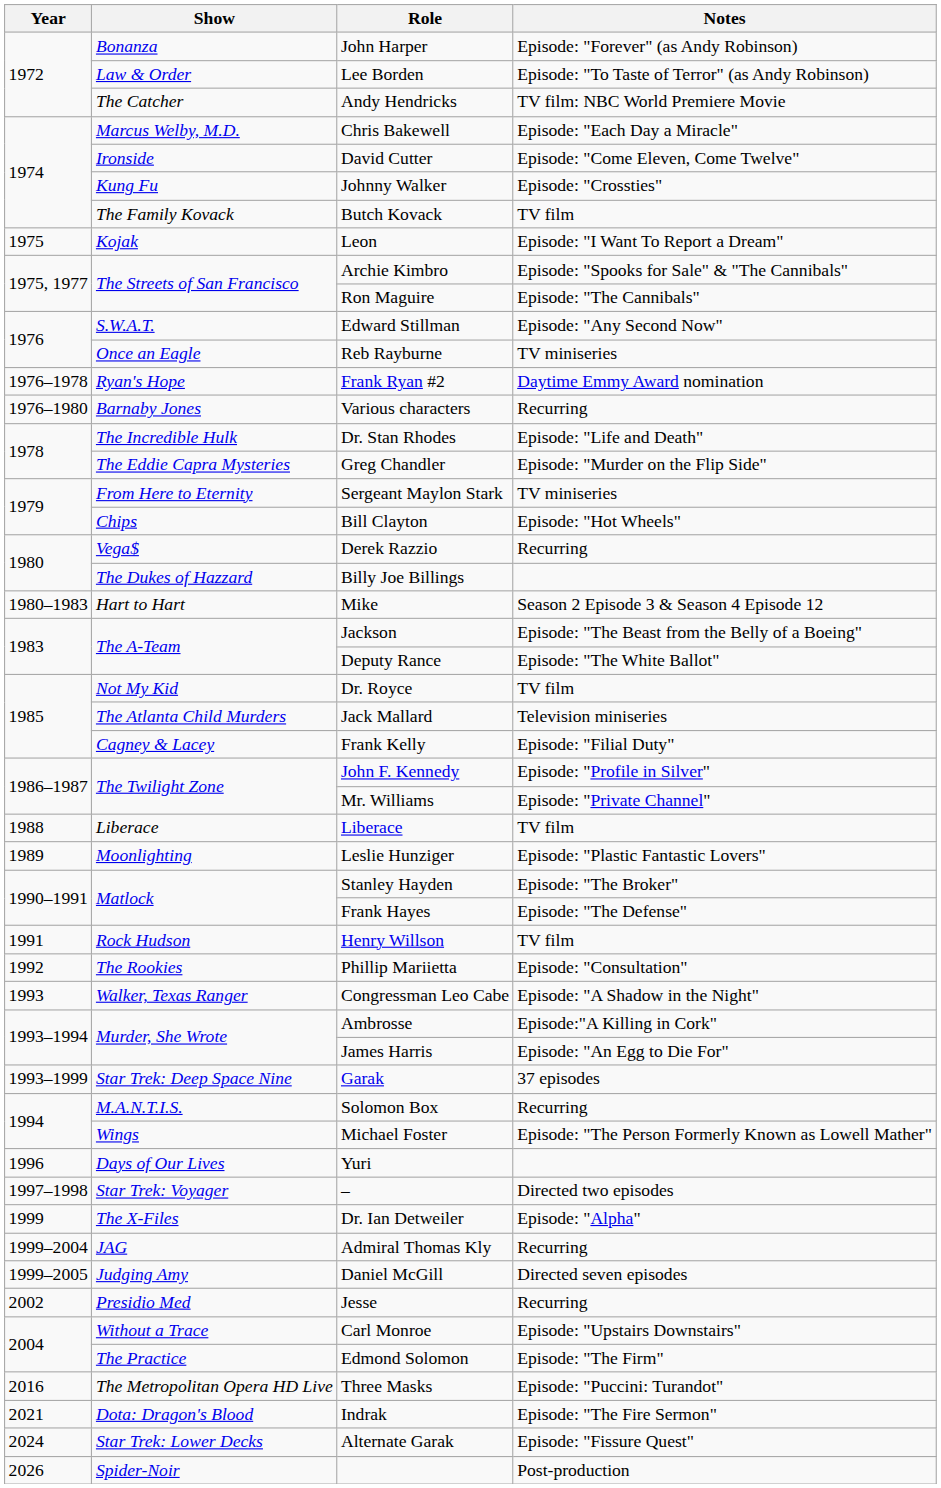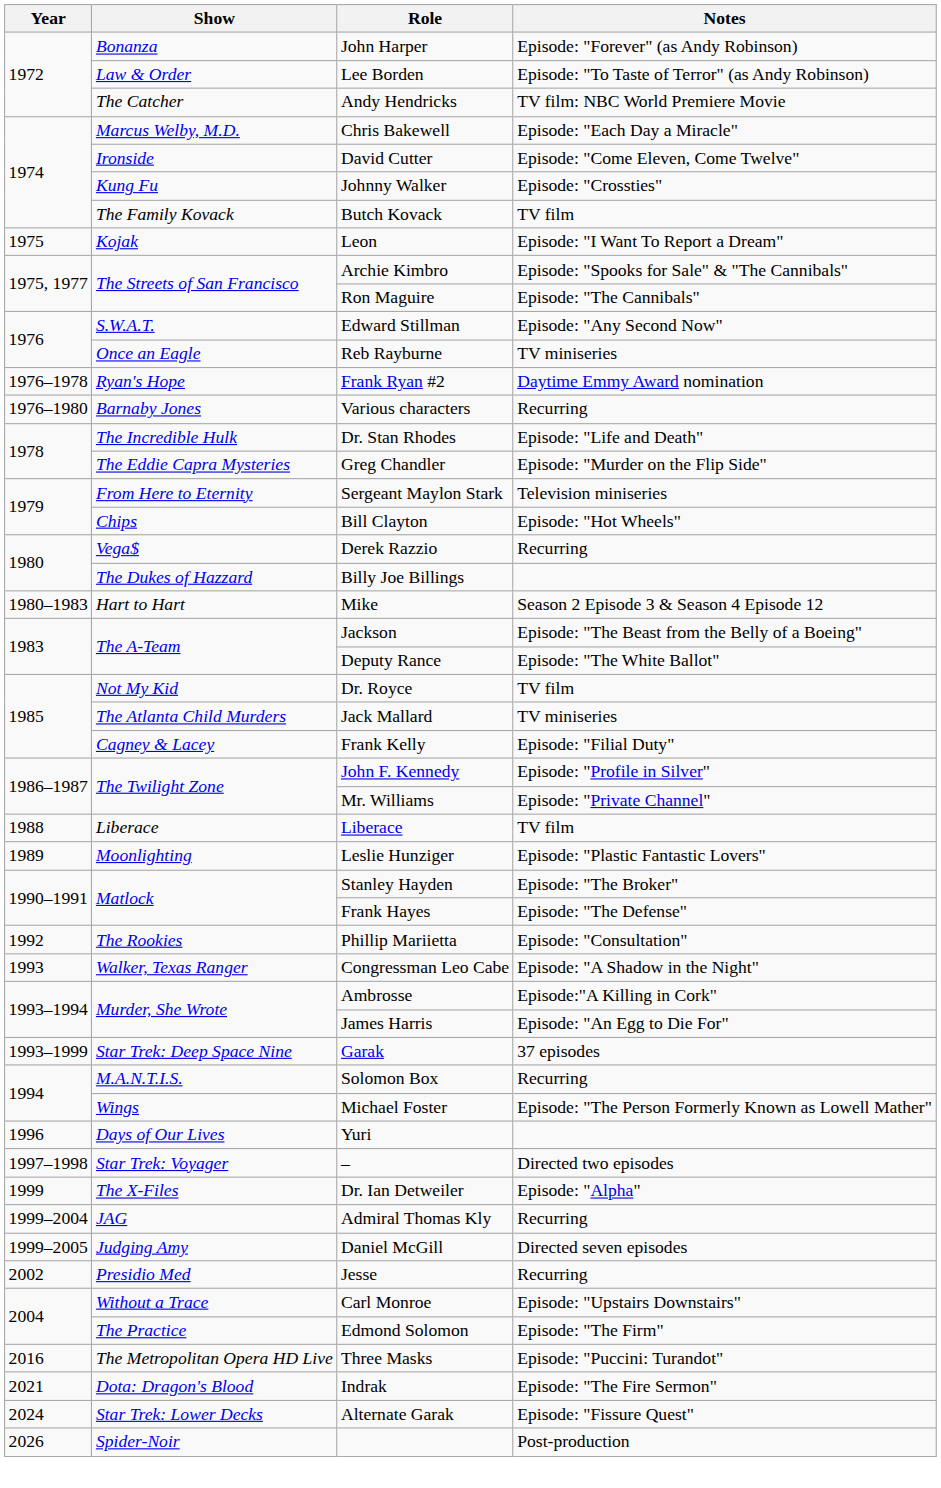(567, 492) TV miniseries -> (592, 492) Television miniseries
(592, 716) Television miniseries -> (567, 716) TV miniseries
- row: (393, 939)
